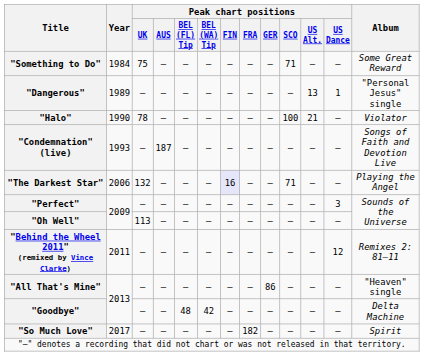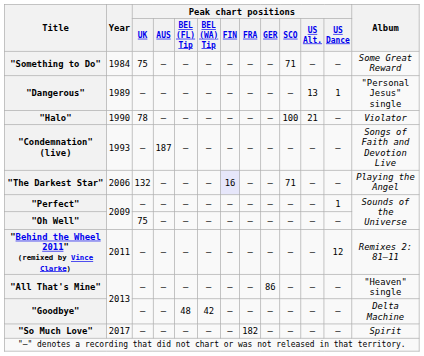(338, 203) 3 -> (338, 203) 1
(143, 221) 113 -> (143, 221) 75
